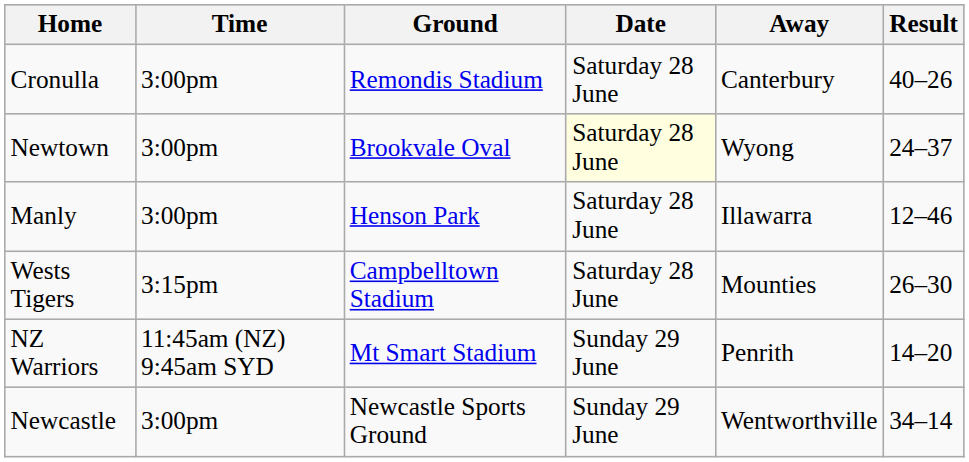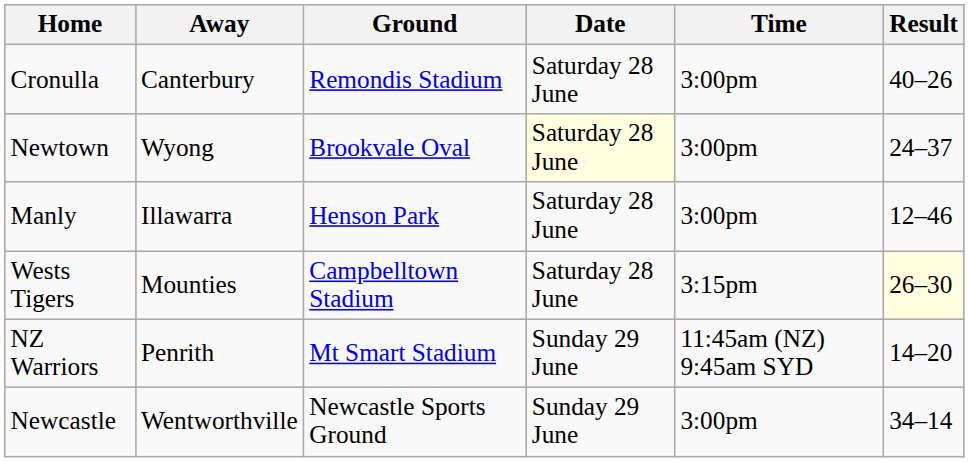columns swapped: (799, 24) <-> (240, 24)
(921, 284) no background -> (921, 284) lightyellow background
